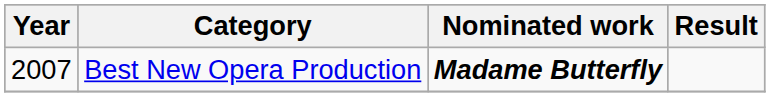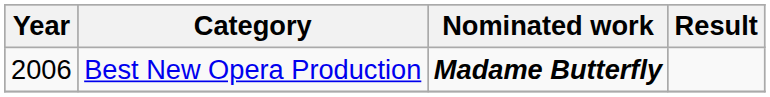(41, 69) 2007 -> (41, 69) 2006
